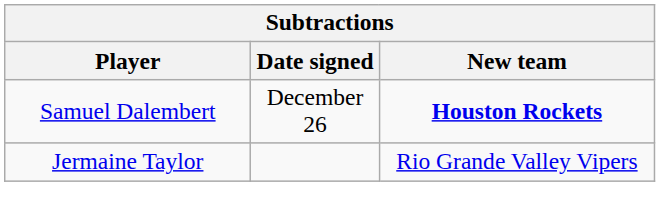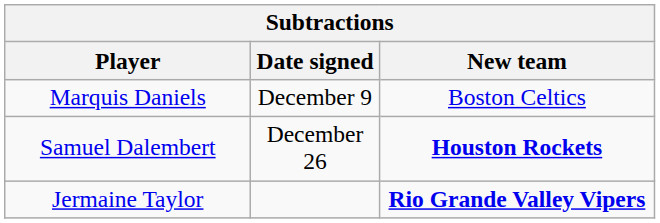+ row: (128, 97)
(517, 161) normal -> (517, 198) bold
